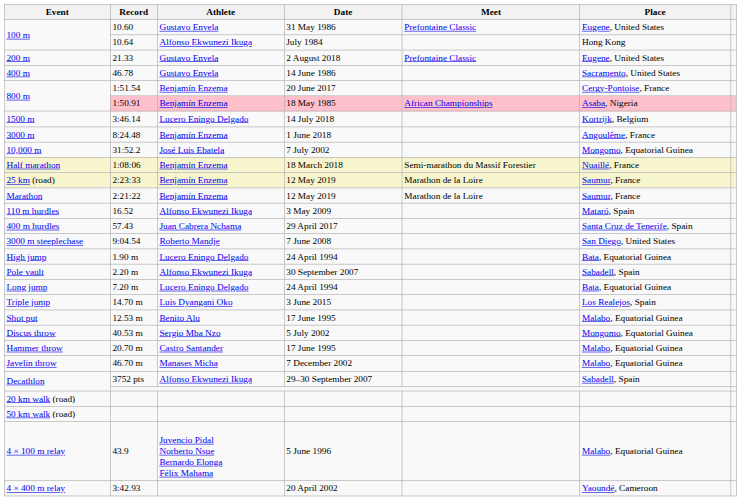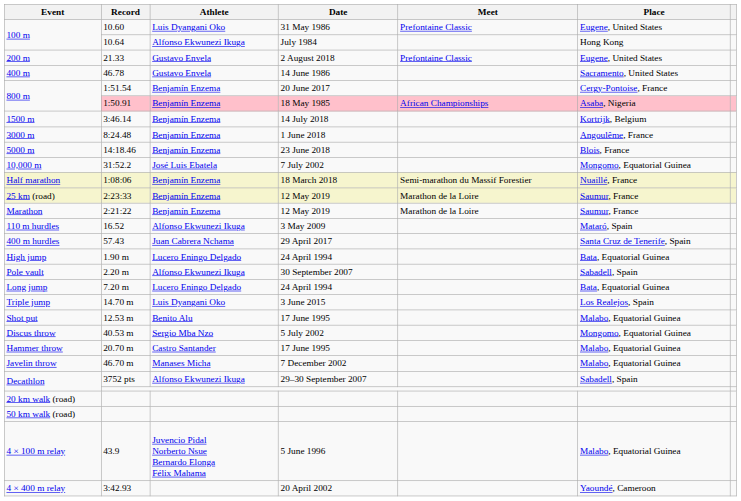(189, 27) Gustavo Envela -> (189, 27) Luis Dyangani Oko
(204, 119) Lucero Eningo Delgado -> (186, 119) Benjamín Enzema
+ row: (20, 149)
- row: (45, 241)
